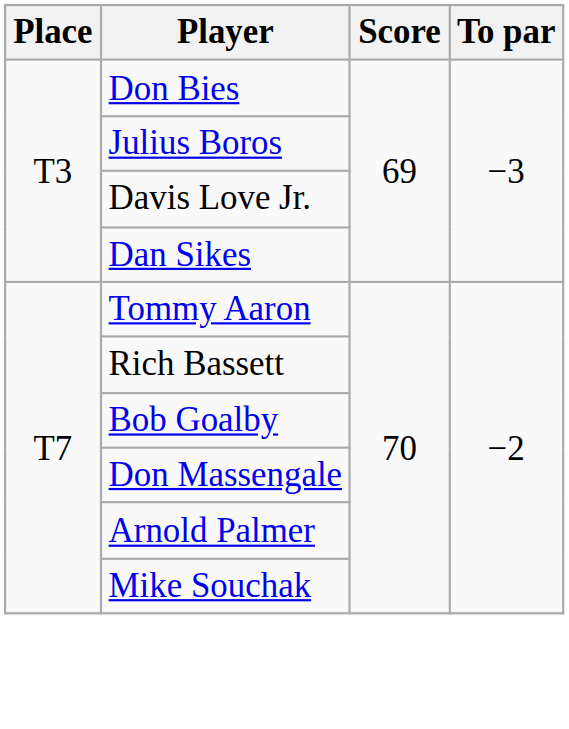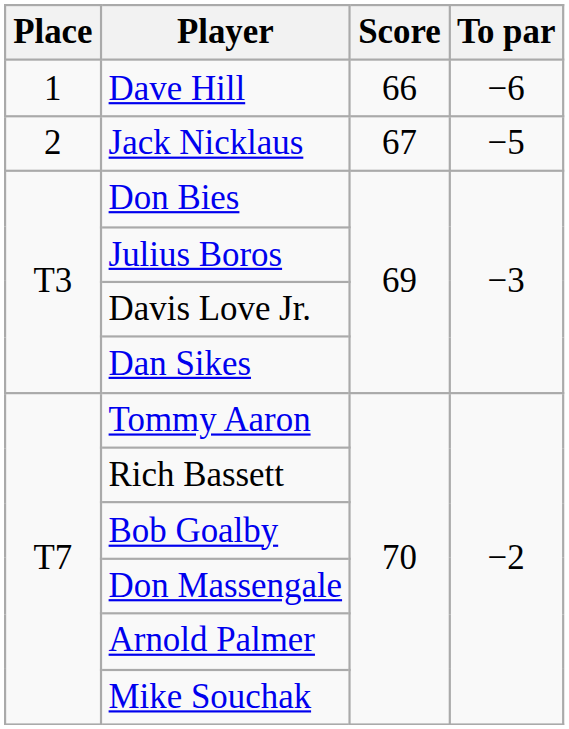+ row: (177, 87)
+ row: (206, 142)
